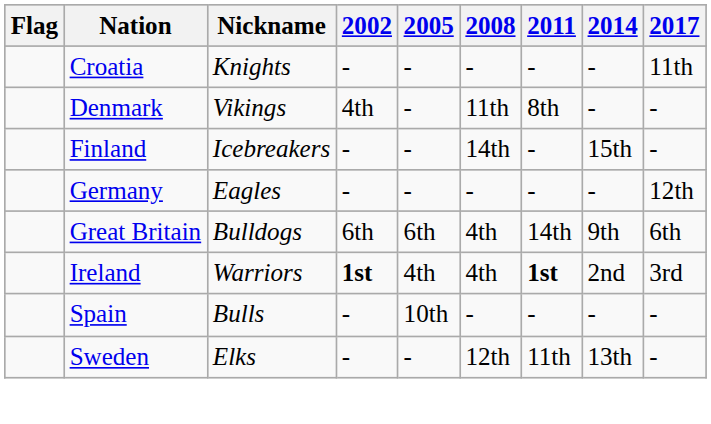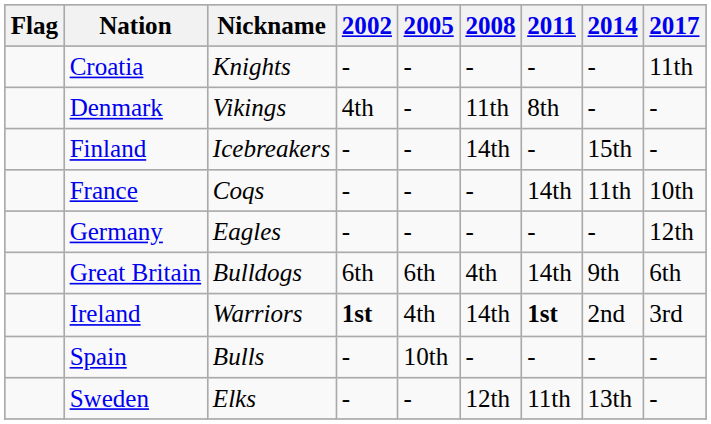+ row: (104, 190)
(481, 273) 4th -> (488, 314) 14th
